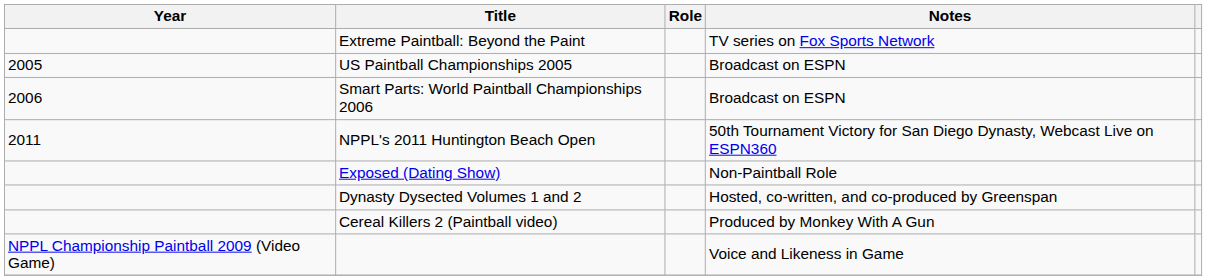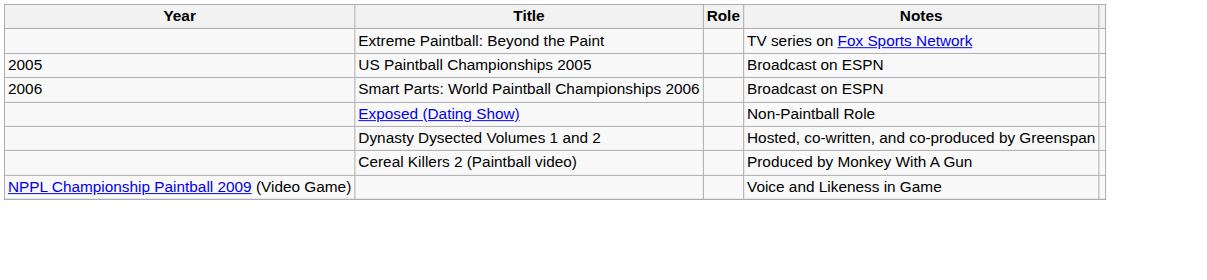- row: (467, 140)
